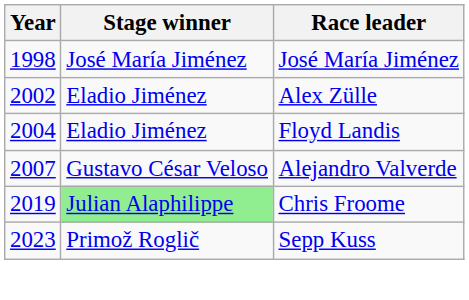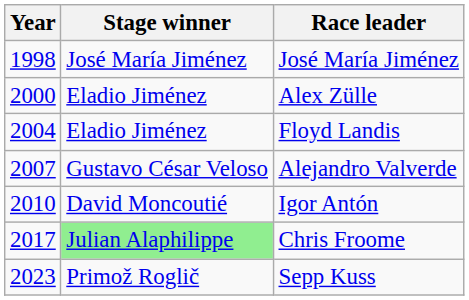(33, 95) 2002 -> (33, 95) 2000
+ row: (328, 204)
(33, 204) 2019 -> (33, 240) 2017
